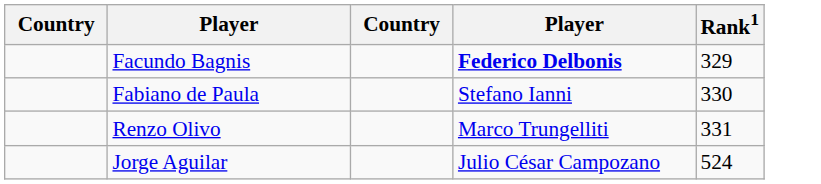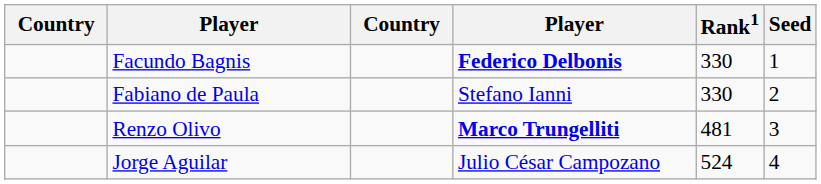+ column: (790, 24)
(716, 60) 329 -> (716, 60) 330
(533, 128) normal -> (539, 128) bold
(716, 128) 331 -> (716, 128) 481
